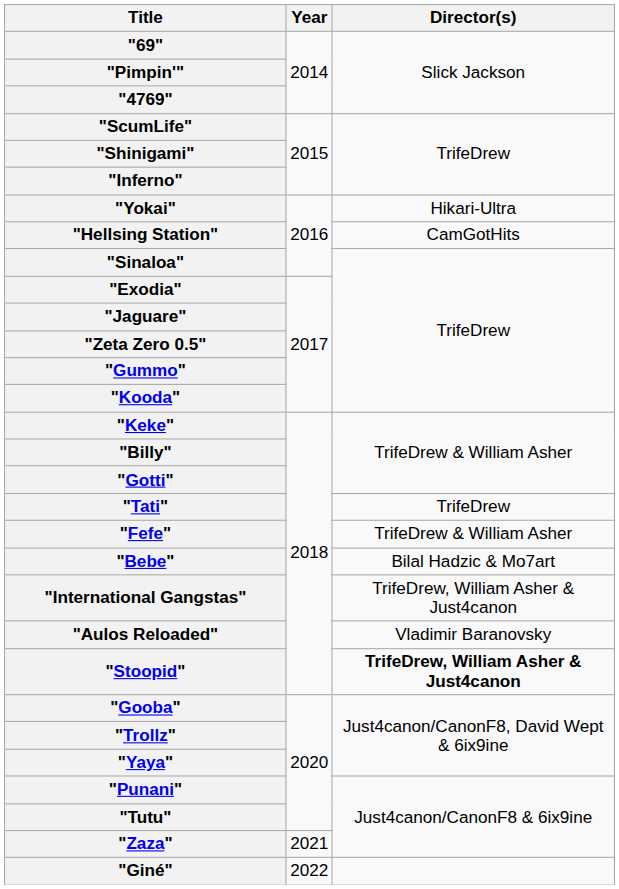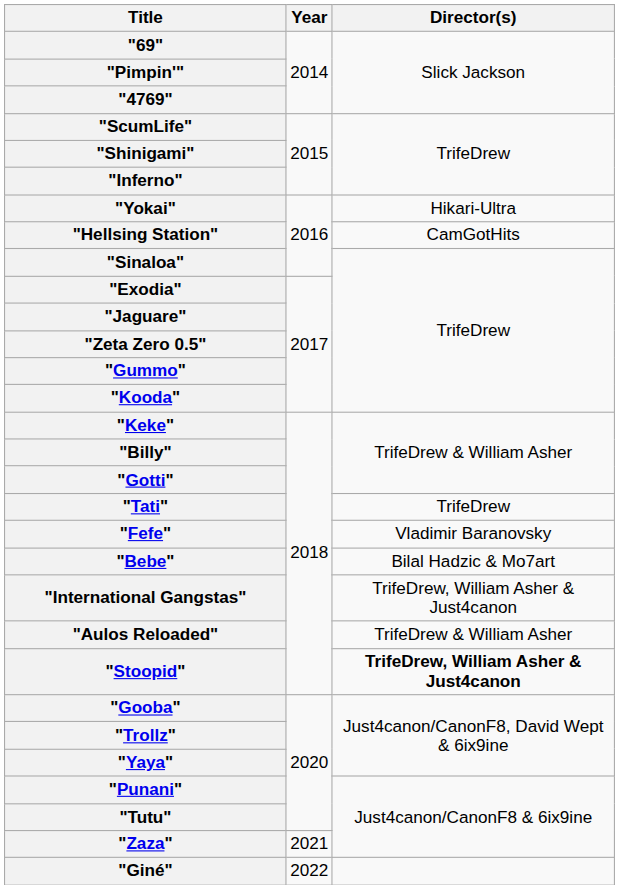(473, 533) TrifeDrew & William Asher -> (473, 533) Vladimir Baranovsky
(473, 634) Vladimir Baranovsky -> (473, 634) TrifeDrew & William Asher
